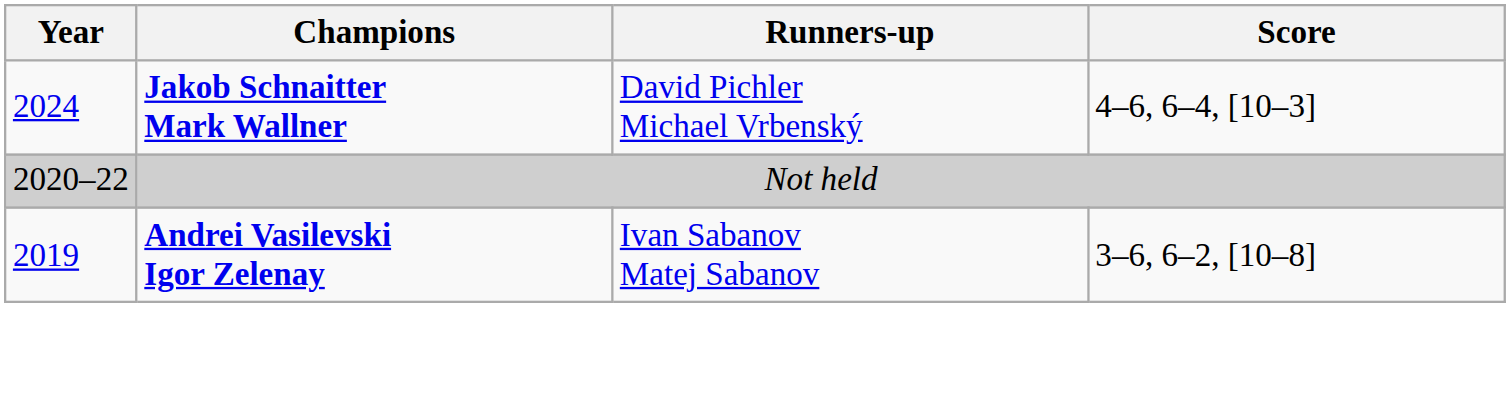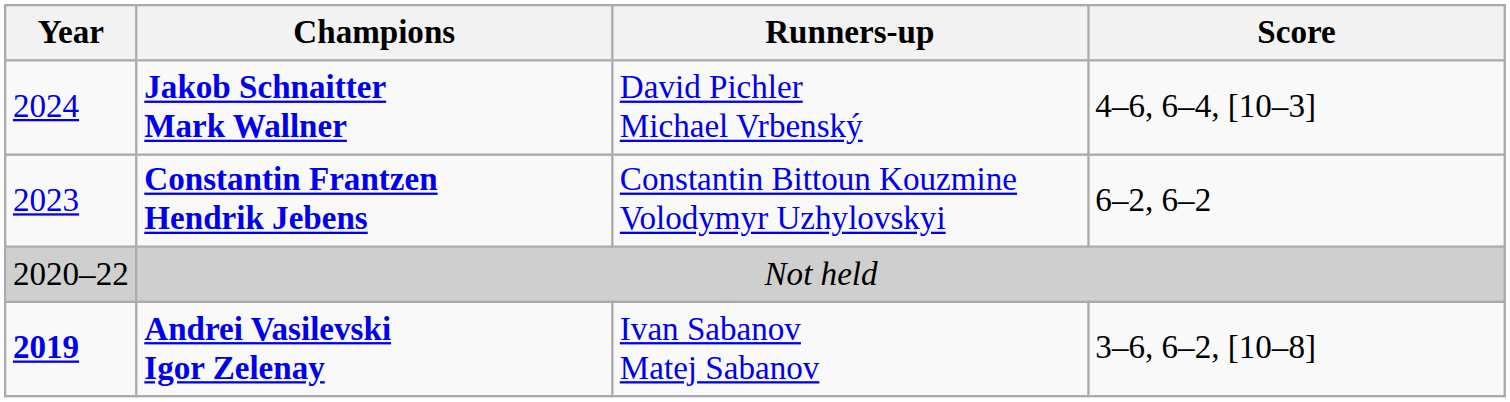+ row: (291, 200)
(46, 254) normal -> (46, 348) bold
